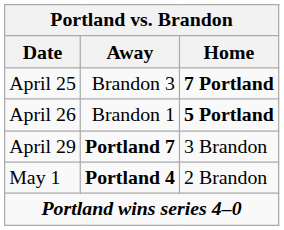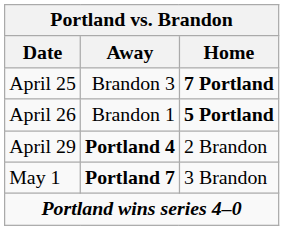(130, 146) Portland 7 -> (130, 146) Portland 4
(226, 146) 3 Brandon -> (226, 146) 2 Brandon
(130, 177) Portland 4 -> (130, 177) Portland 7
(226, 177) 2 Brandon -> (226, 177) 3 Brandon
